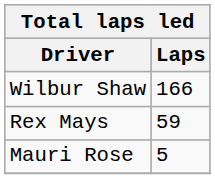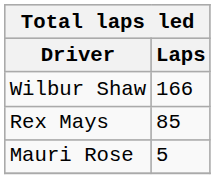(168, 123) 59 -> (168, 123) 85
